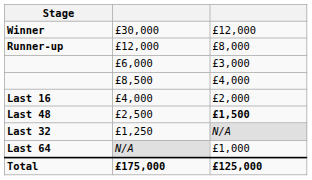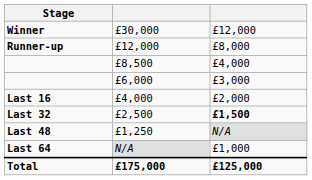rows swapped: (134, 81) <-> (134, 64)
(29, 115) Last 48 -> (29, 115) Last 32
(29, 132) Last 32 -> (29, 132) Last 48
